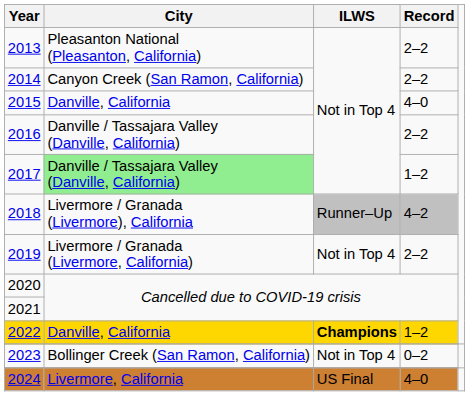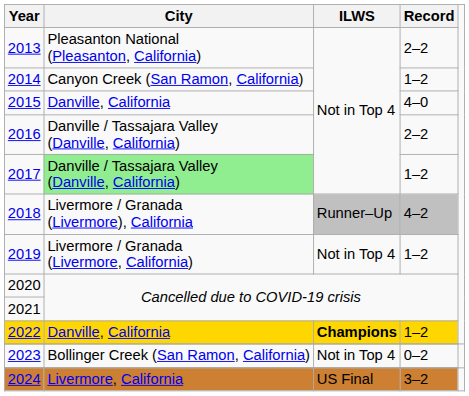(416, 79) 2–2 -> (416, 79) 1–2
(416, 254) 2–2 -> (416, 254) 1–2
(416, 379) 4–0 -> (416, 379) 3–2
